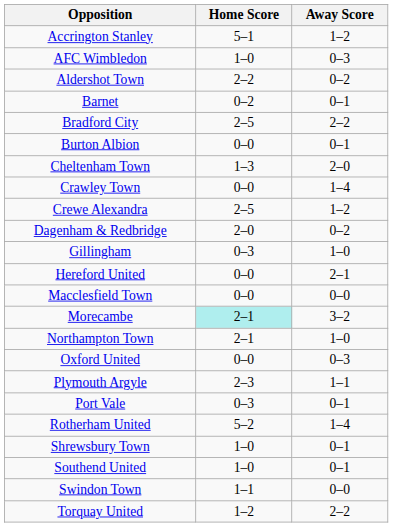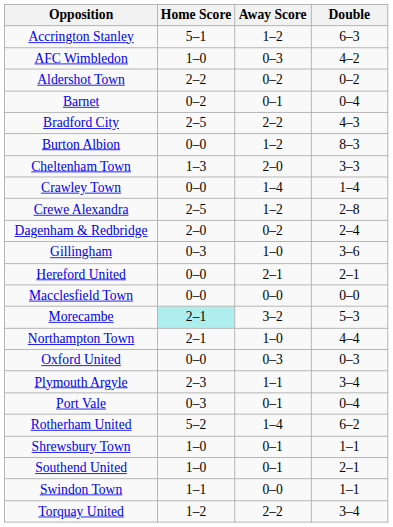+ column: (349, 15)
(340, 144) 0–1 -> (273, 144) 1–2
